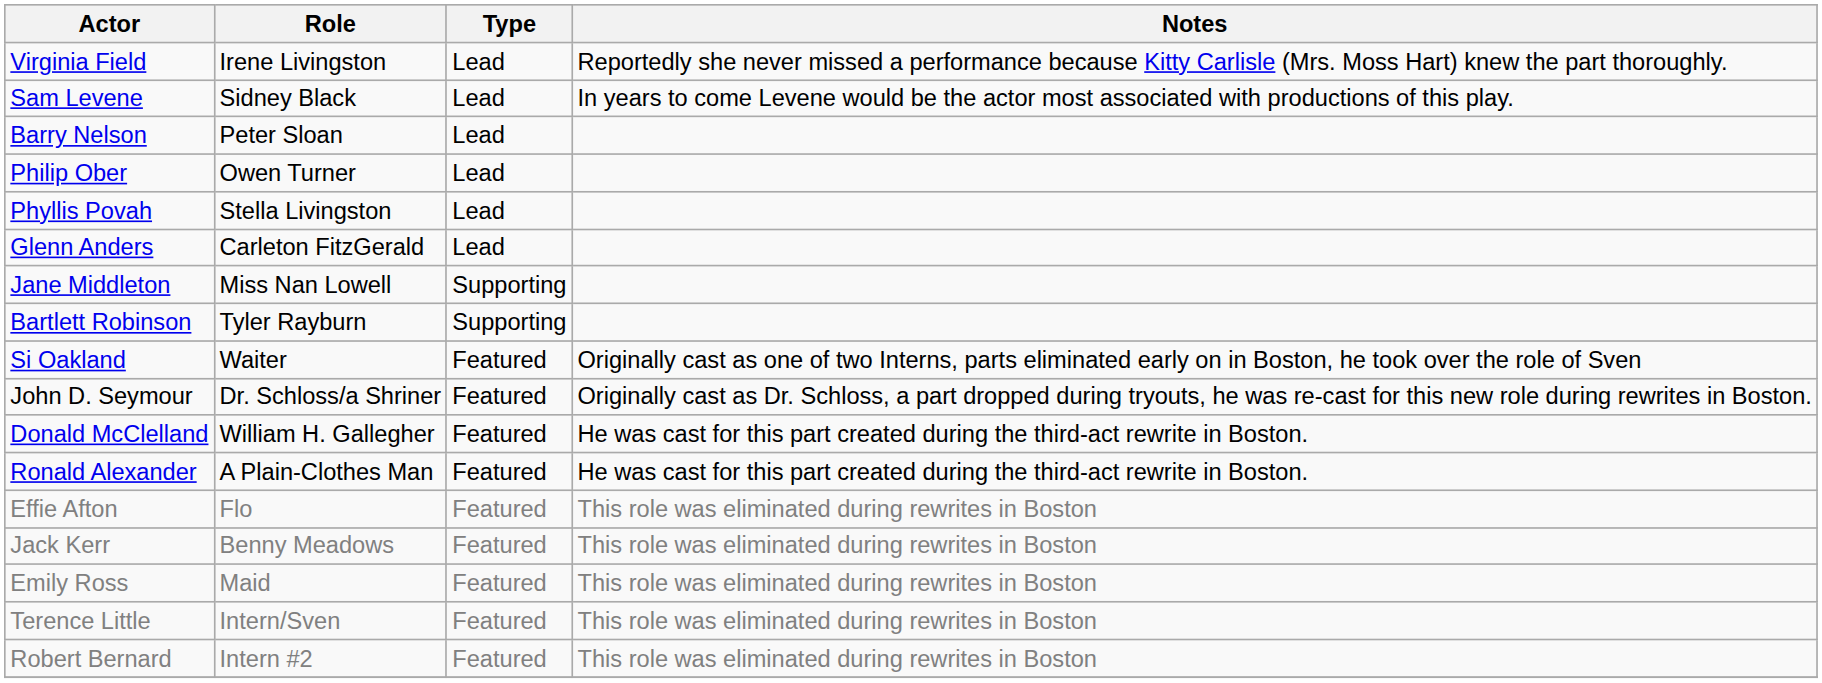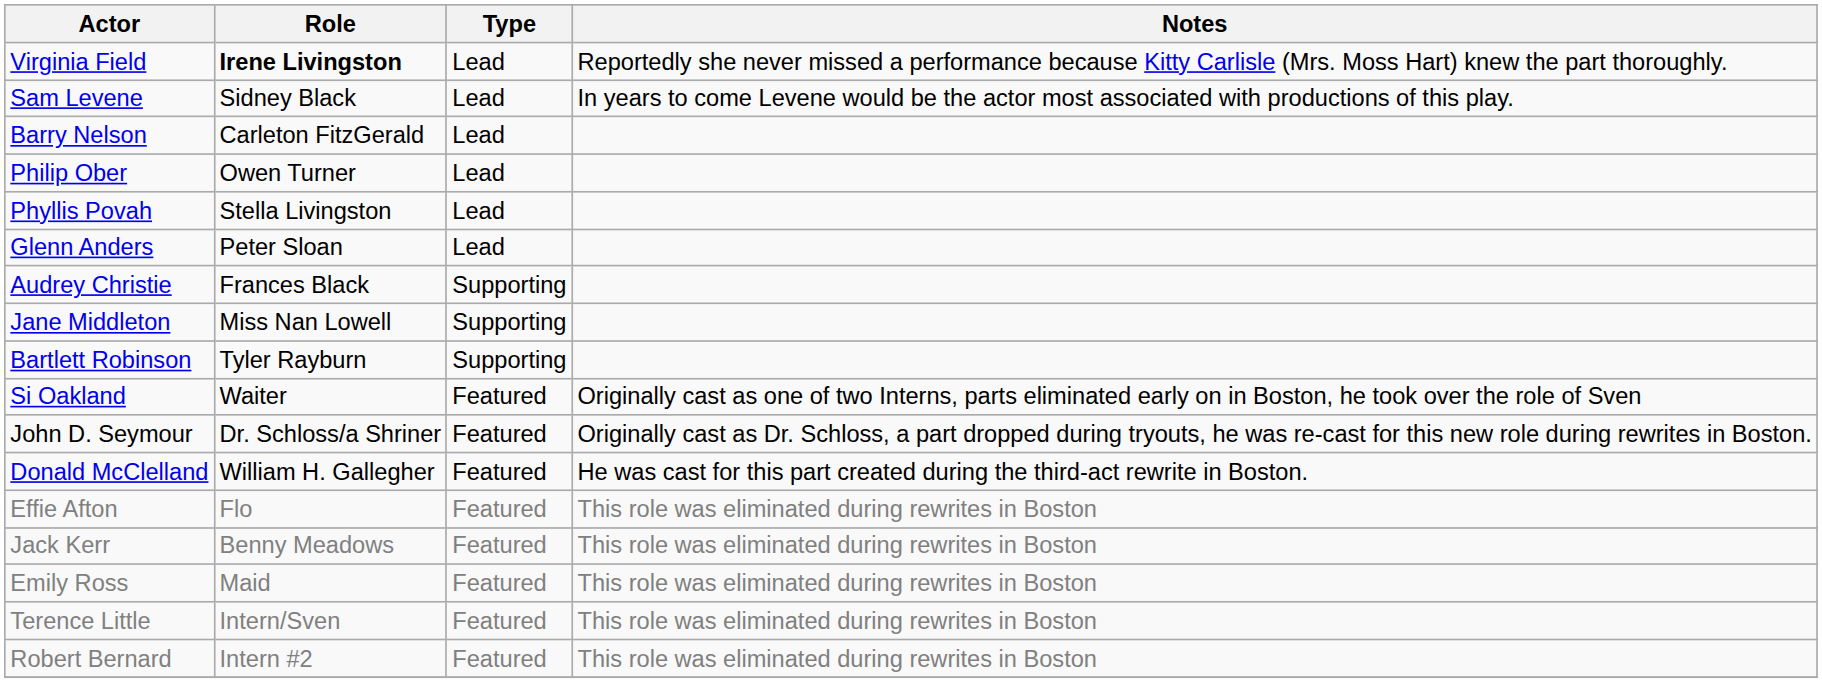(303, 61) normal -> (311, 61) bold
(281, 136) Peter Sloan -> (322, 136) Carleton FitzGerald
(322, 248) Carleton FitzGerald -> (281, 248) Peter Sloan
+ row: (91, 285)
- row: (104, 472)
